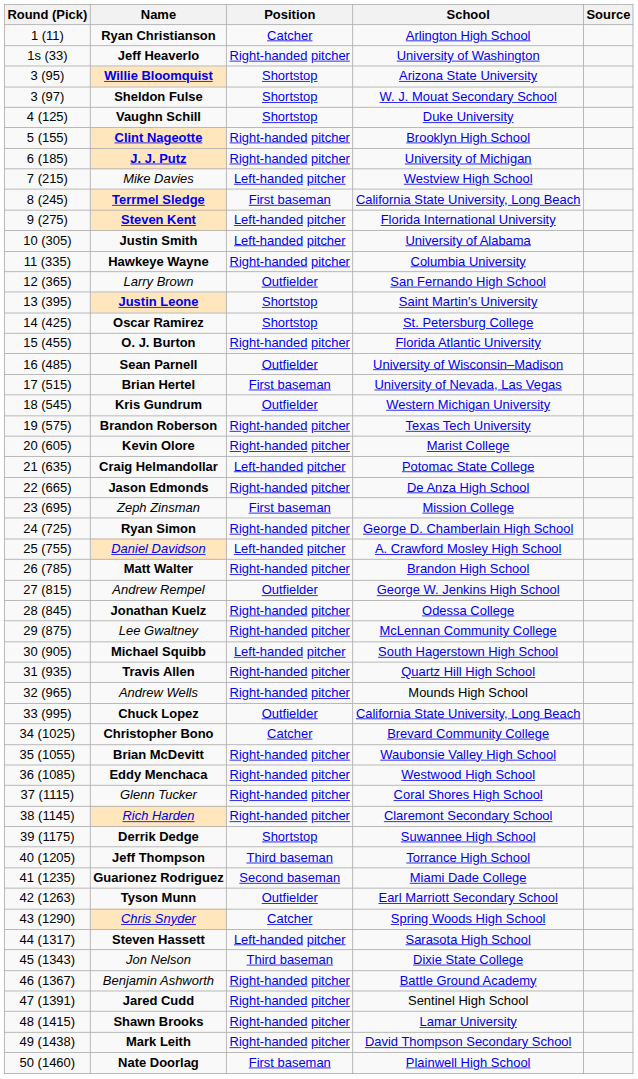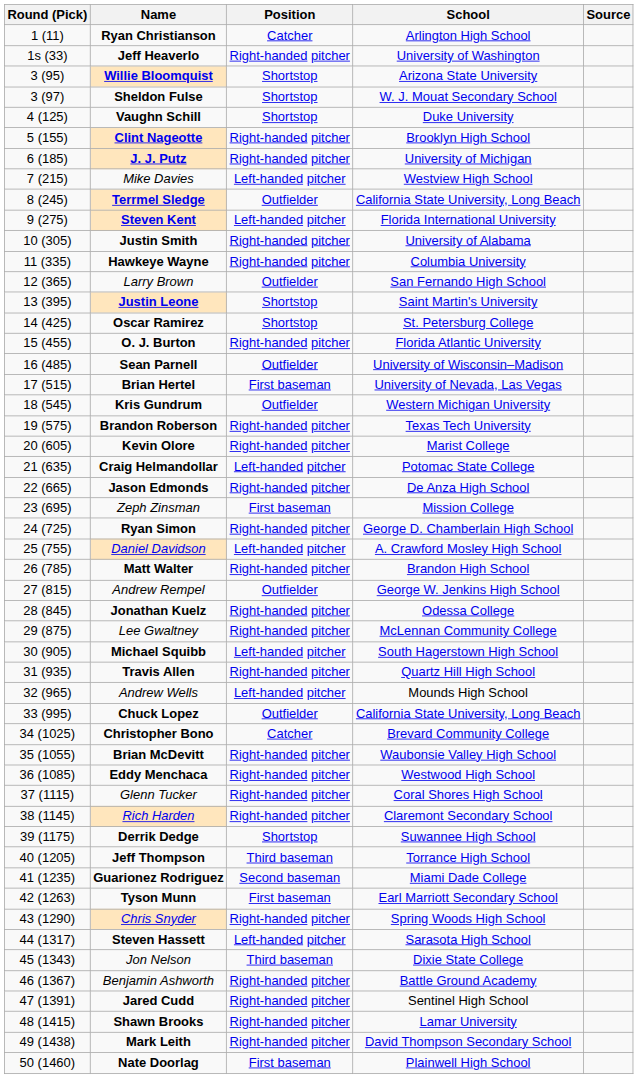(290, 199) First baseman -> (290, 199) Outfielder
(290, 240) Left-handed pitcher -> (290, 240) Right-handed pitcher
(290, 693) Right-handed pitcher -> (290, 693) Left-handed pitcher
(290, 898) Outfielder -> (290, 898) First baseman
(290, 919) Catcher -> (290, 919) Right-handed pitcher
